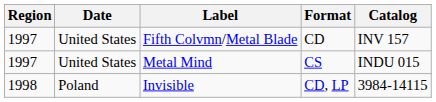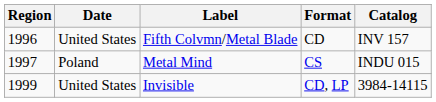(22, 39) 1997 -> (22, 39) 1996
(97, 62) United States -> (78, 62) Poland
(22, 85) 1998 -> (22, 85) 1999
(78, 85) Poland -> (97, 85) United States
